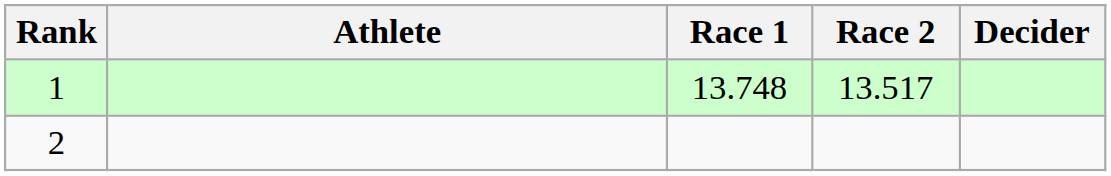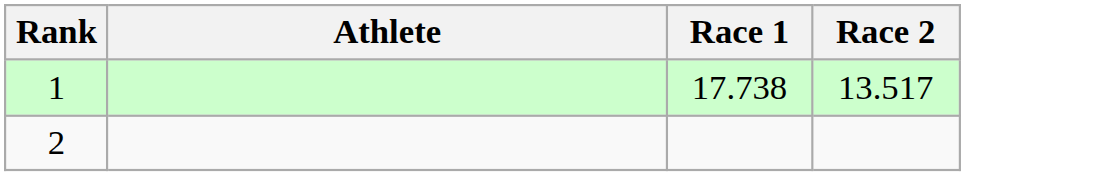- column: (1032, 32)
(739, 87) 13.748 -> (739, 87) 17.738
